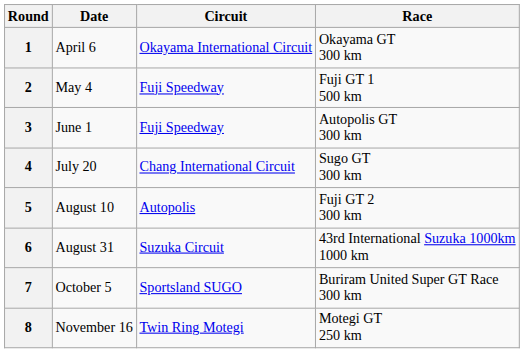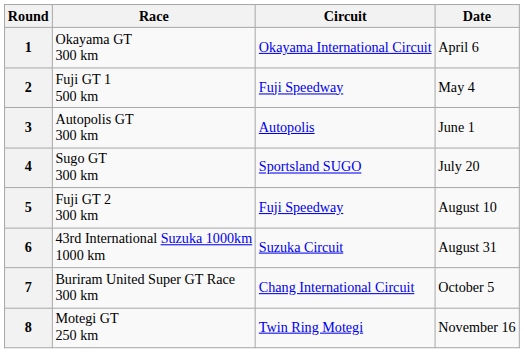columns swapped: (417, 15) <-> (94, 15)
(182, 127) Fuji Speedway -> (287, 127) Autopolis
(217, 167) Chang International Circuit -> (310, 167) Sportsland SUGO
(167, 207) Autopolis -> (301, 207) Fuji Speedway
(191, 287) Sportsland SUGO -> (337, 287) Chang International Circuit
